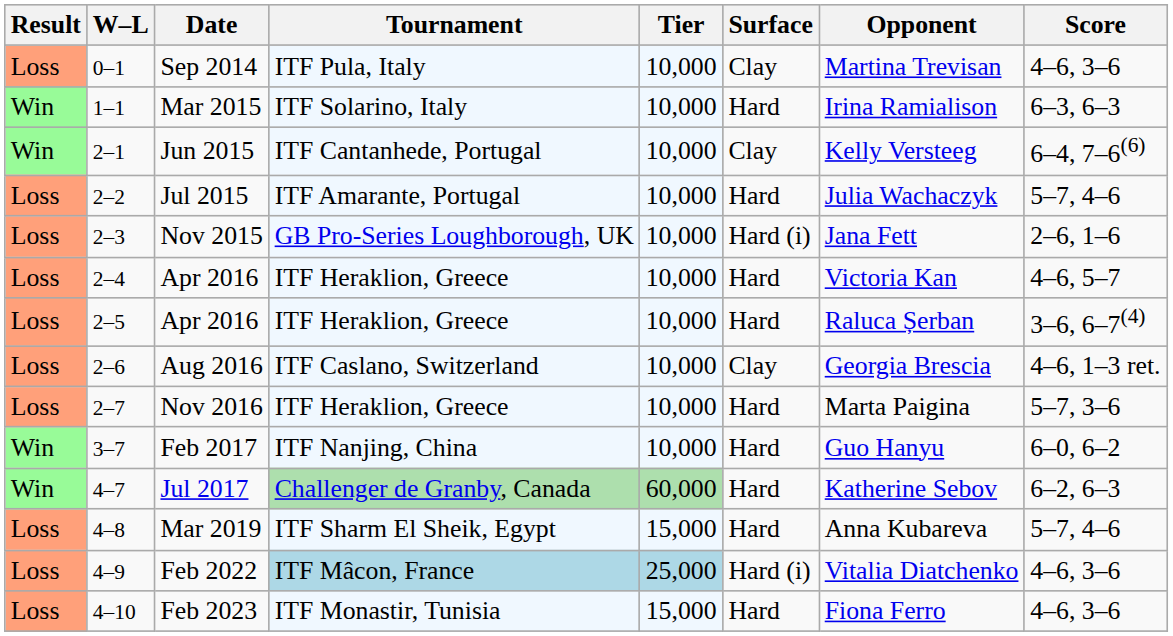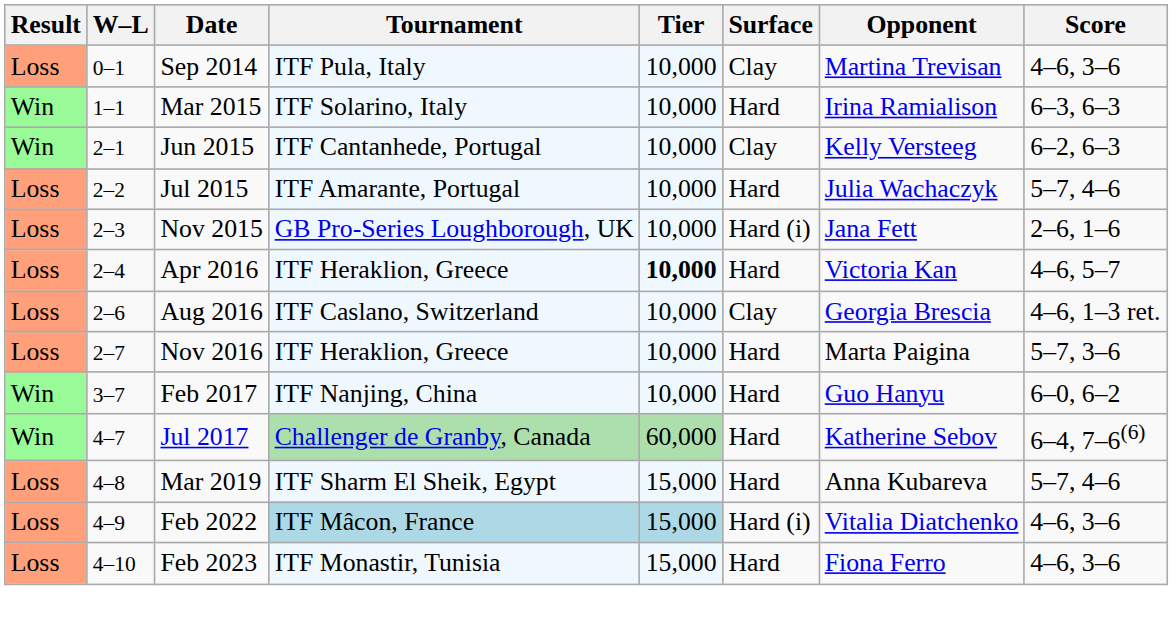(1088, 150) 6–4, 7–6(6) -> (1075, 147) 6–2, 6–3
(681, 277) normal -> (681, 270) bold
- row: (109, 322)
(1075, 488) 6–2, 6–3 -> (1088, 436) 6–4, 7–6(6)
(681, 569) 25,000 -> (681, 522) 15,000
